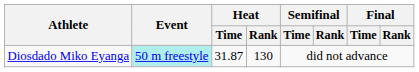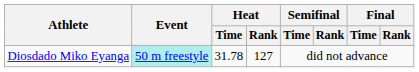(229, 56) 31.87 -> (229, 56) 31.78
(263, 56) 130 -> (263, 56) 127
